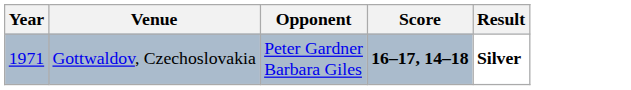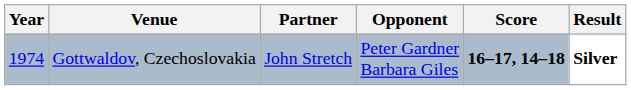+ column: (308, 19)
(26, 59) 1971 -> (26, 59) 1974
